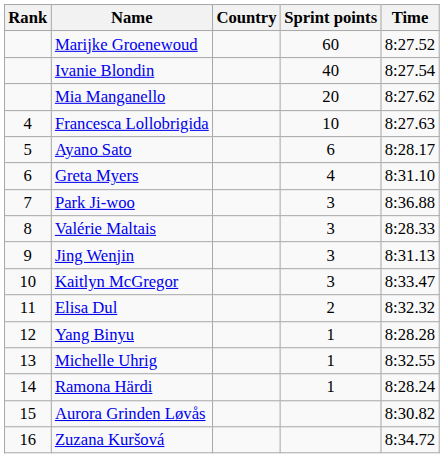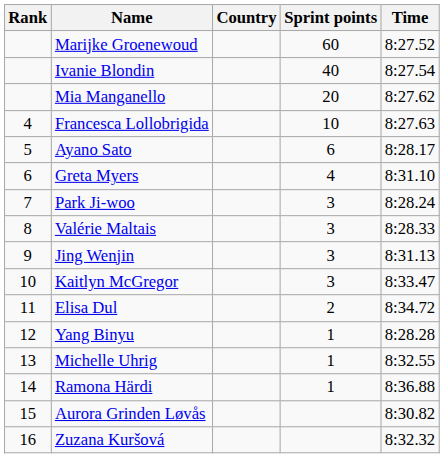(410, 202) 8:36.88 -> (410, 202) 8:28.24
(410, 307) 8:32.32 -> (410, 307) 8:34.72
(410, 387) 8:28.24 -> (410, 387) 8:36.88
(410, 439) 8:34.72 -> (410, 439) 8:32.32
